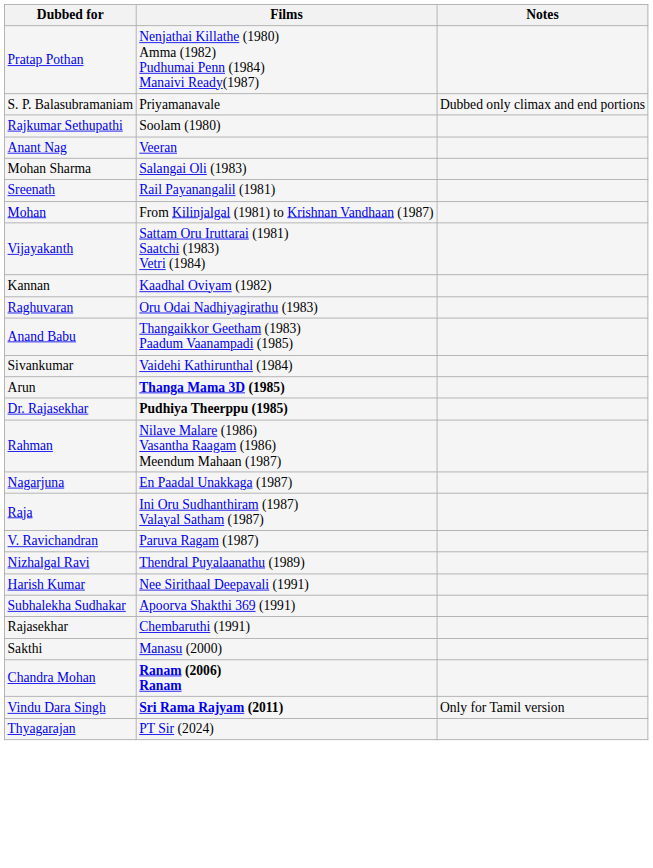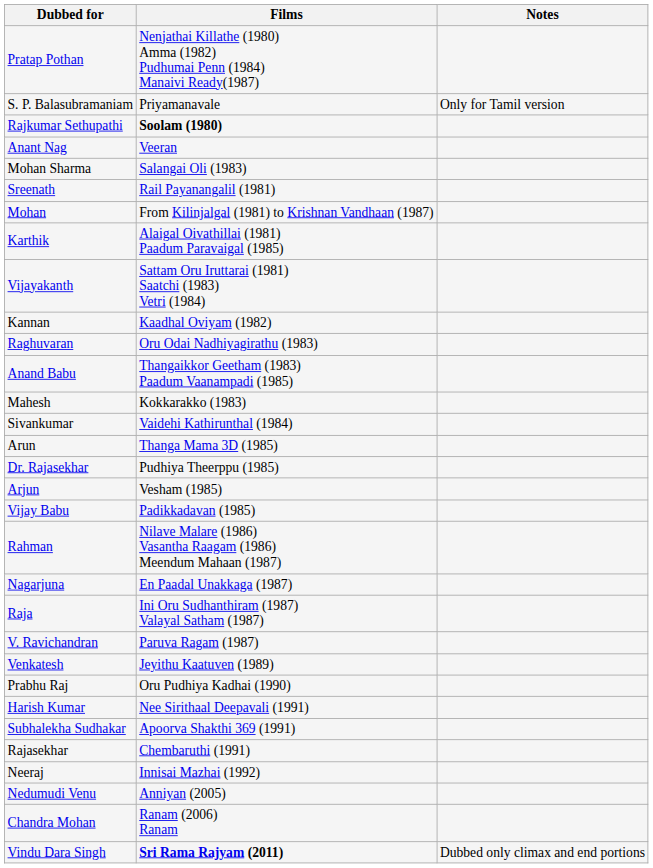(542, 104) Dubbed only climax and end portions -> (502, 104) Only for Tamil version
(180, 125) normal -> (181, 125) bold
+ row: (28, 241)
+ row: (29, 402)
(212, 387) bold -> (209, 445) normal
(214, 409) bold -> (209, 467) normal
+ row: (23, 489)
+ row: (38, 510)
- row: (49, 562)
+ row: (36, 664)
+ row: (38, 685)
+ row: (26, 772)
- row: (25, 649)
+ row: (52, 793)
(180, 678) bold -> (178, 822) normal
(502, 707) Only for Tamil version -> (542, 852) Dubbed only climax and end portions
- row: (42, 729)
